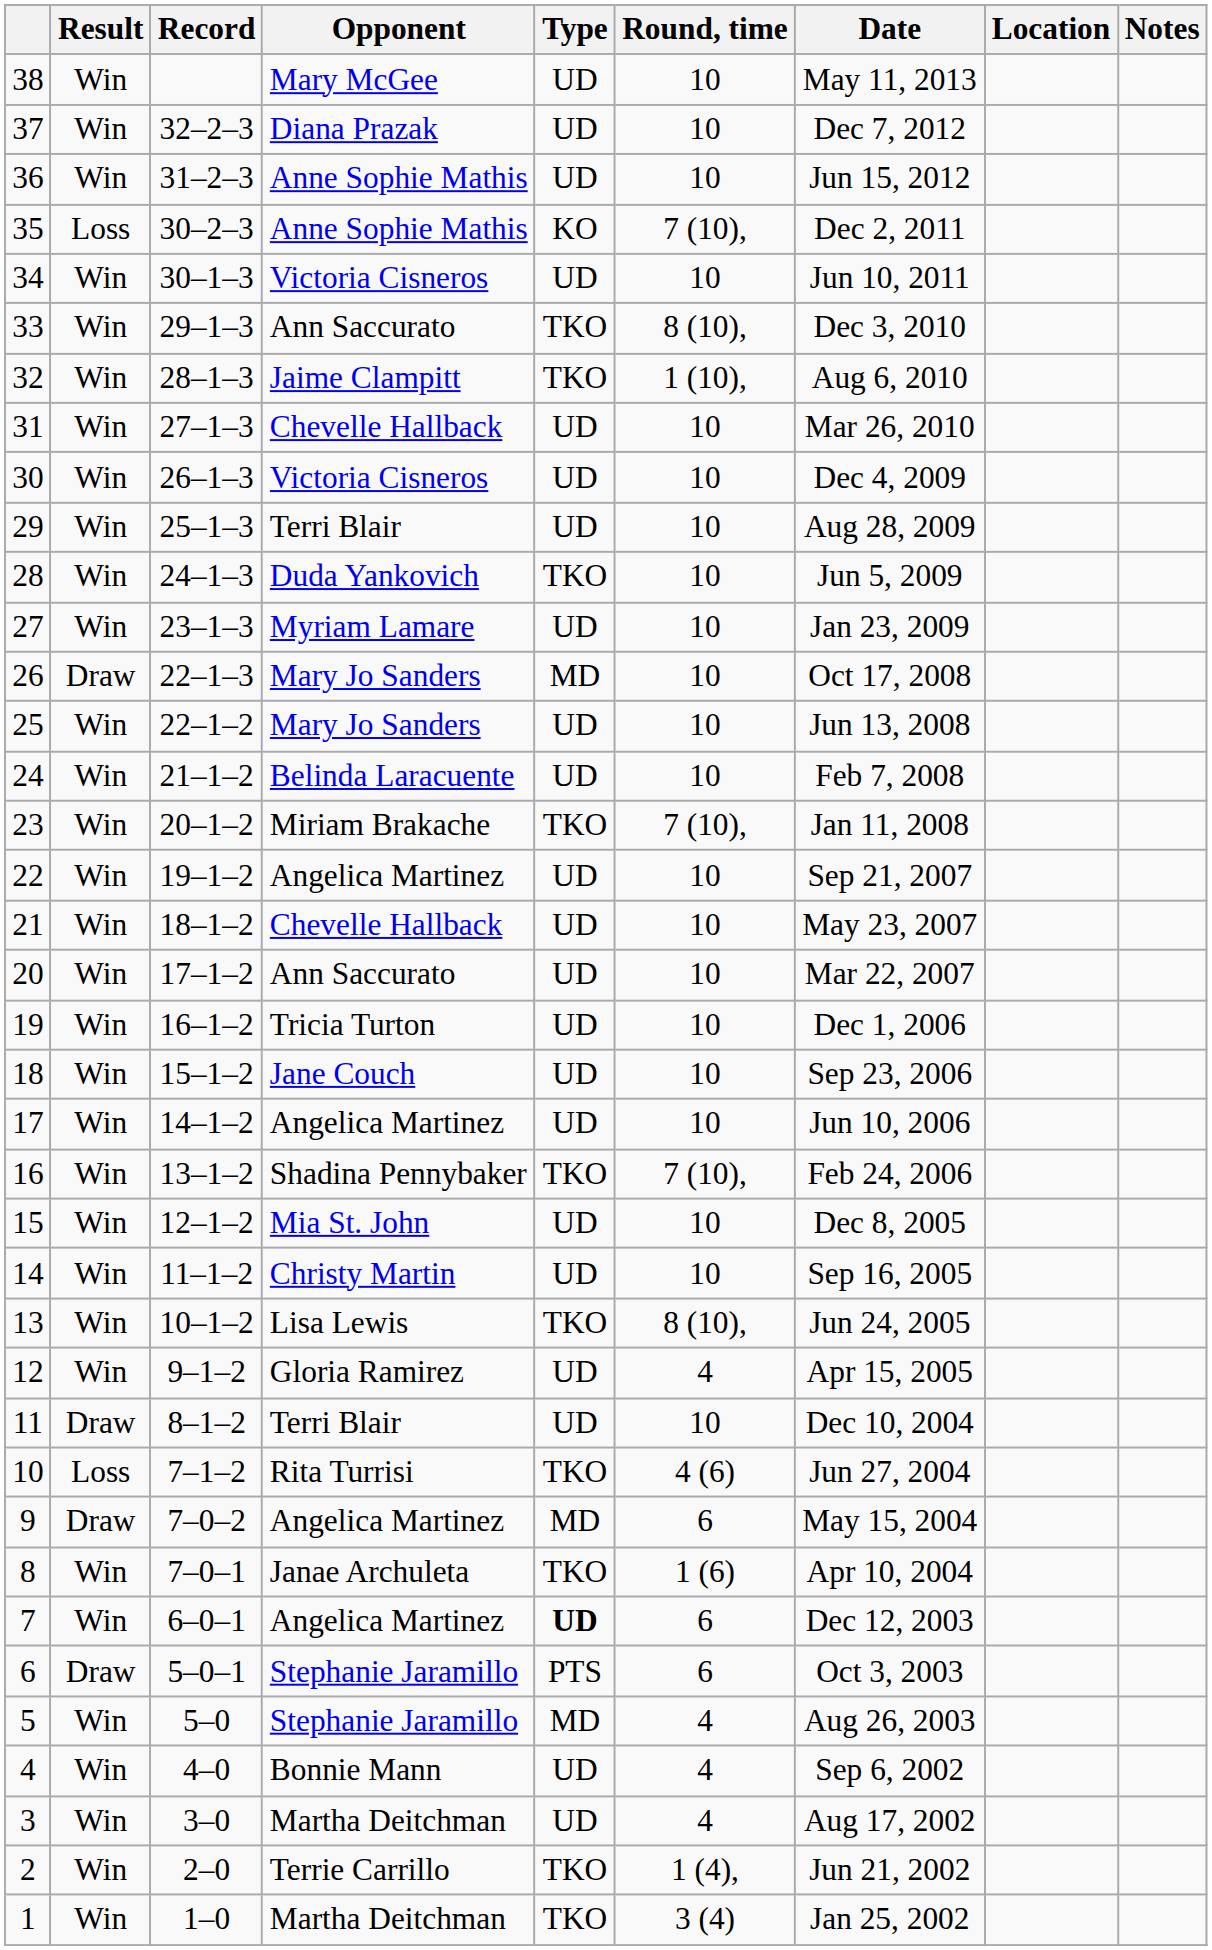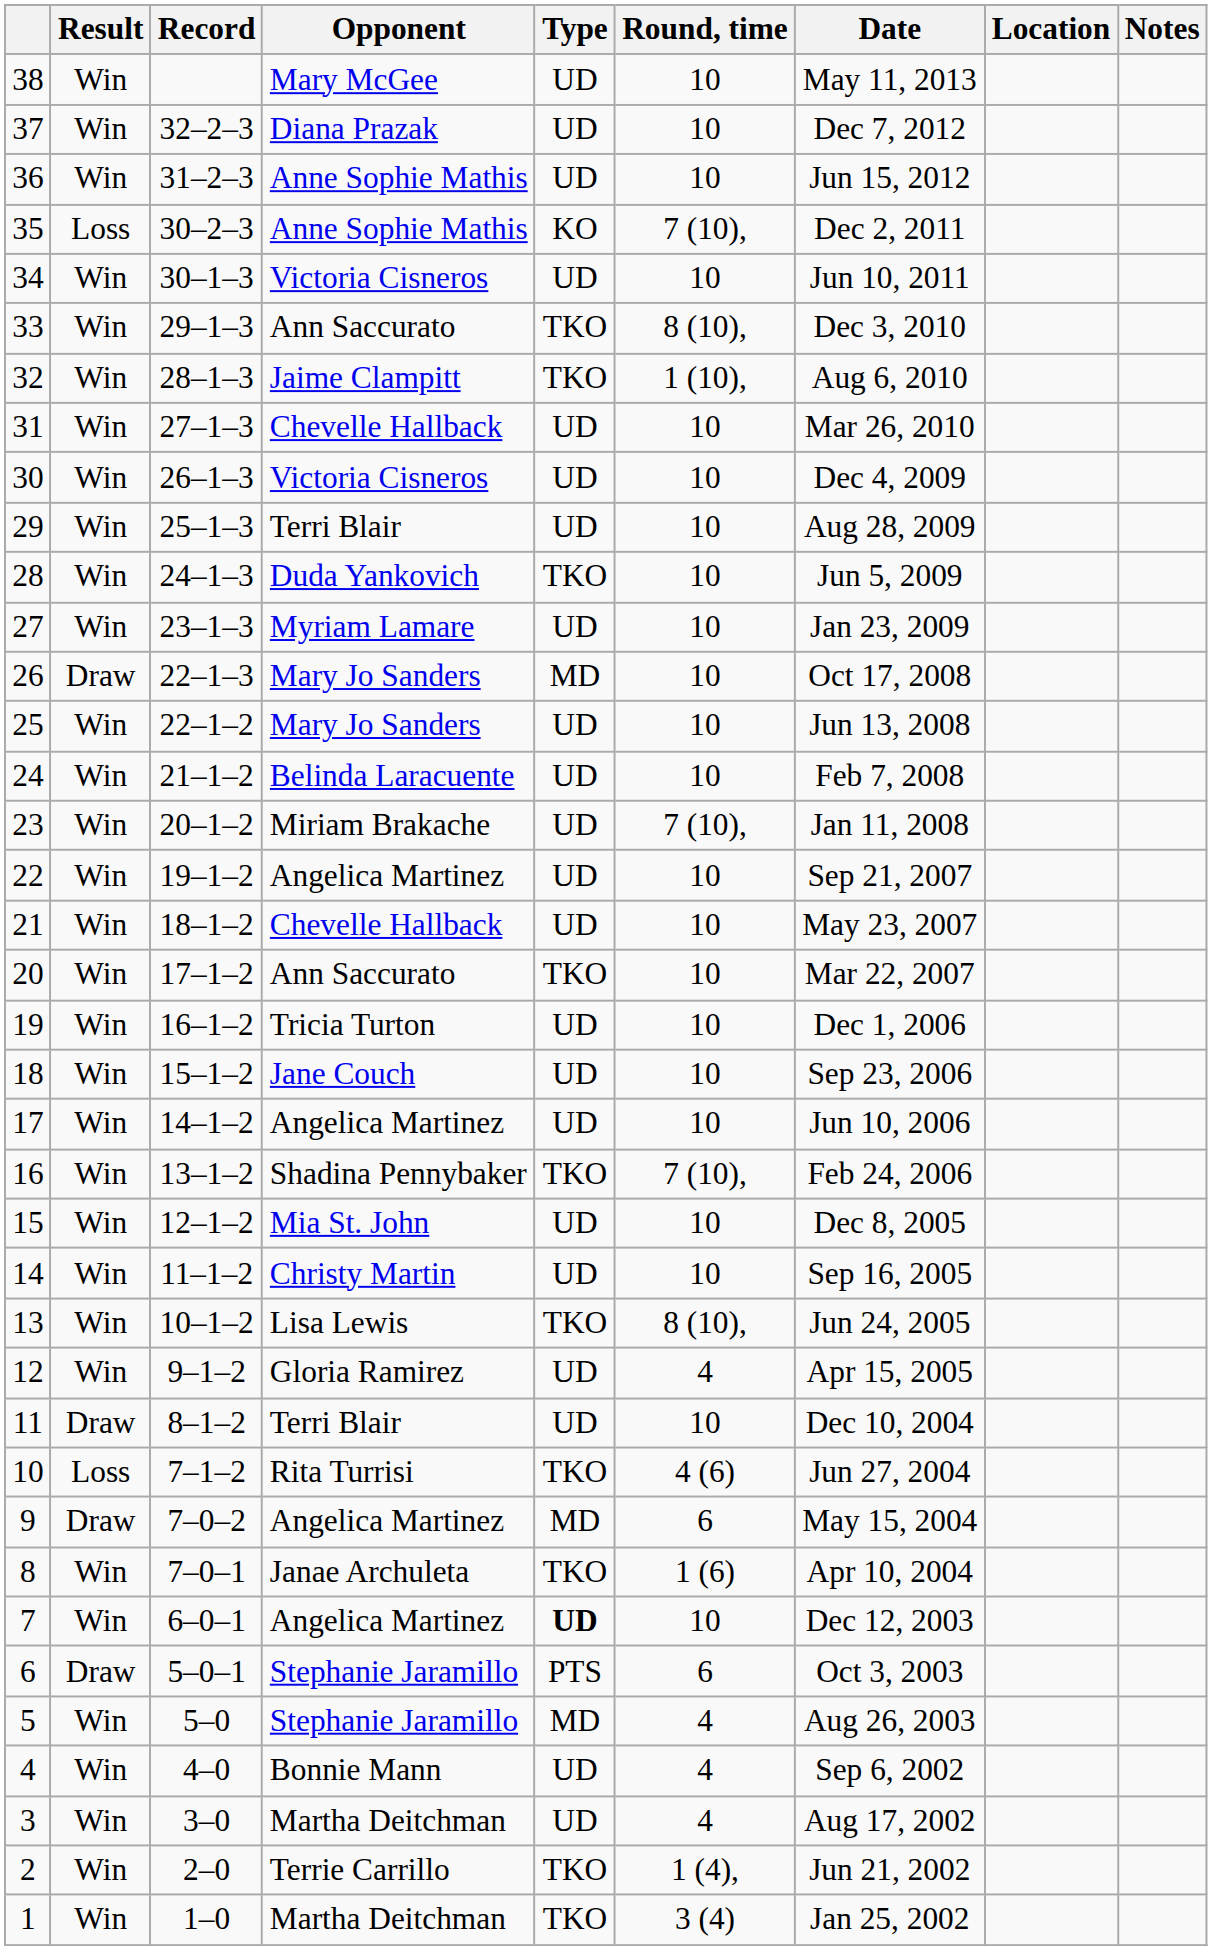(575, 825) TKO -> (575, 825) UD
(575, 974) UD -> (575, 974) TKO
(705, 1620) 6 -> (705, 1620) 10
